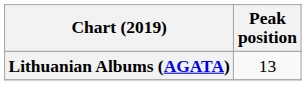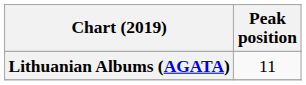(267, 65) 13 -> (267, 65) 11
